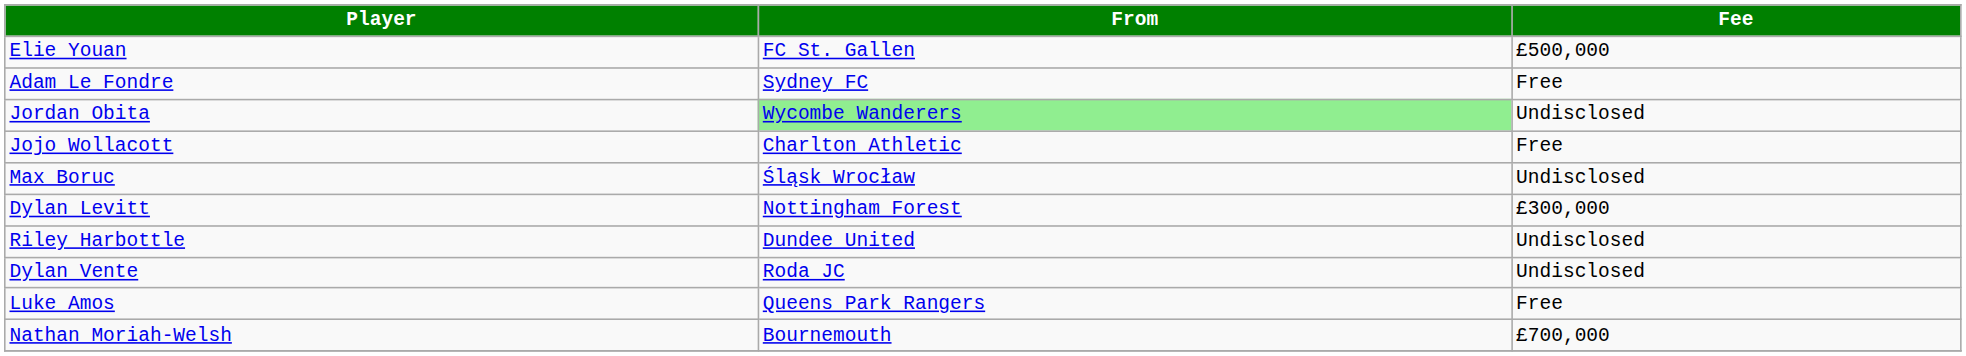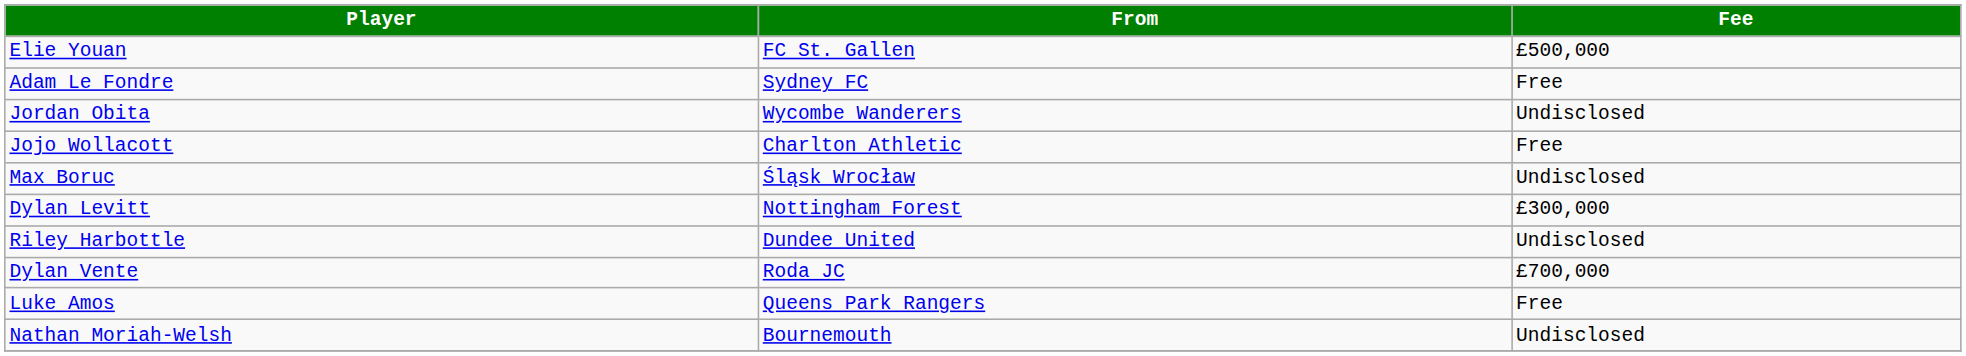(862, 115) lightgreen background -> (862, 115) no background
(1580, 273) Undisclosed -> (1563, 273) £700,000
(1563, 336) £700,000 -> (1580, 336) Undisclosed
